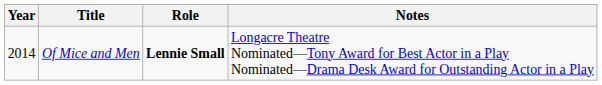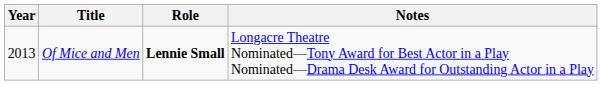(22, 53) 2014 -> (22, 53) 2013
